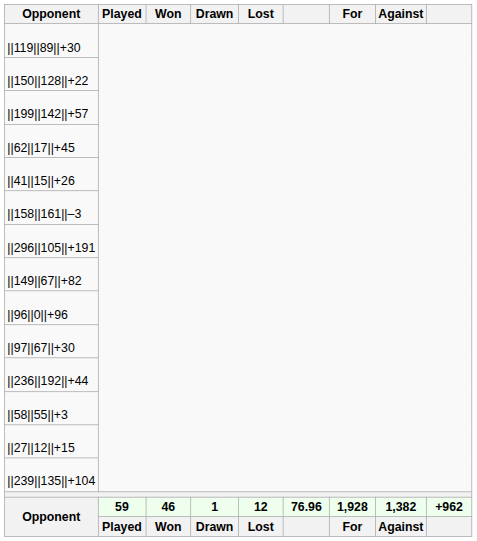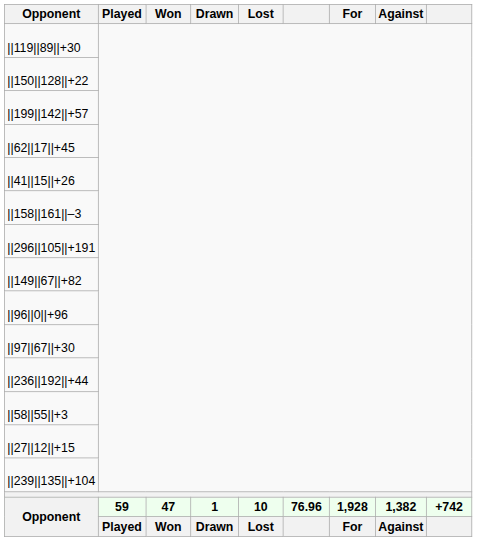(168, 507) 46 -> (168, 507) 47
(261, 507) 12 -> (261, 507) 10
(449, 507) +962 -> (449, 507) +742
